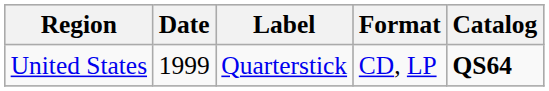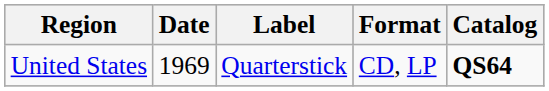(184, 65) 1999 -> (184, 65) 1969
